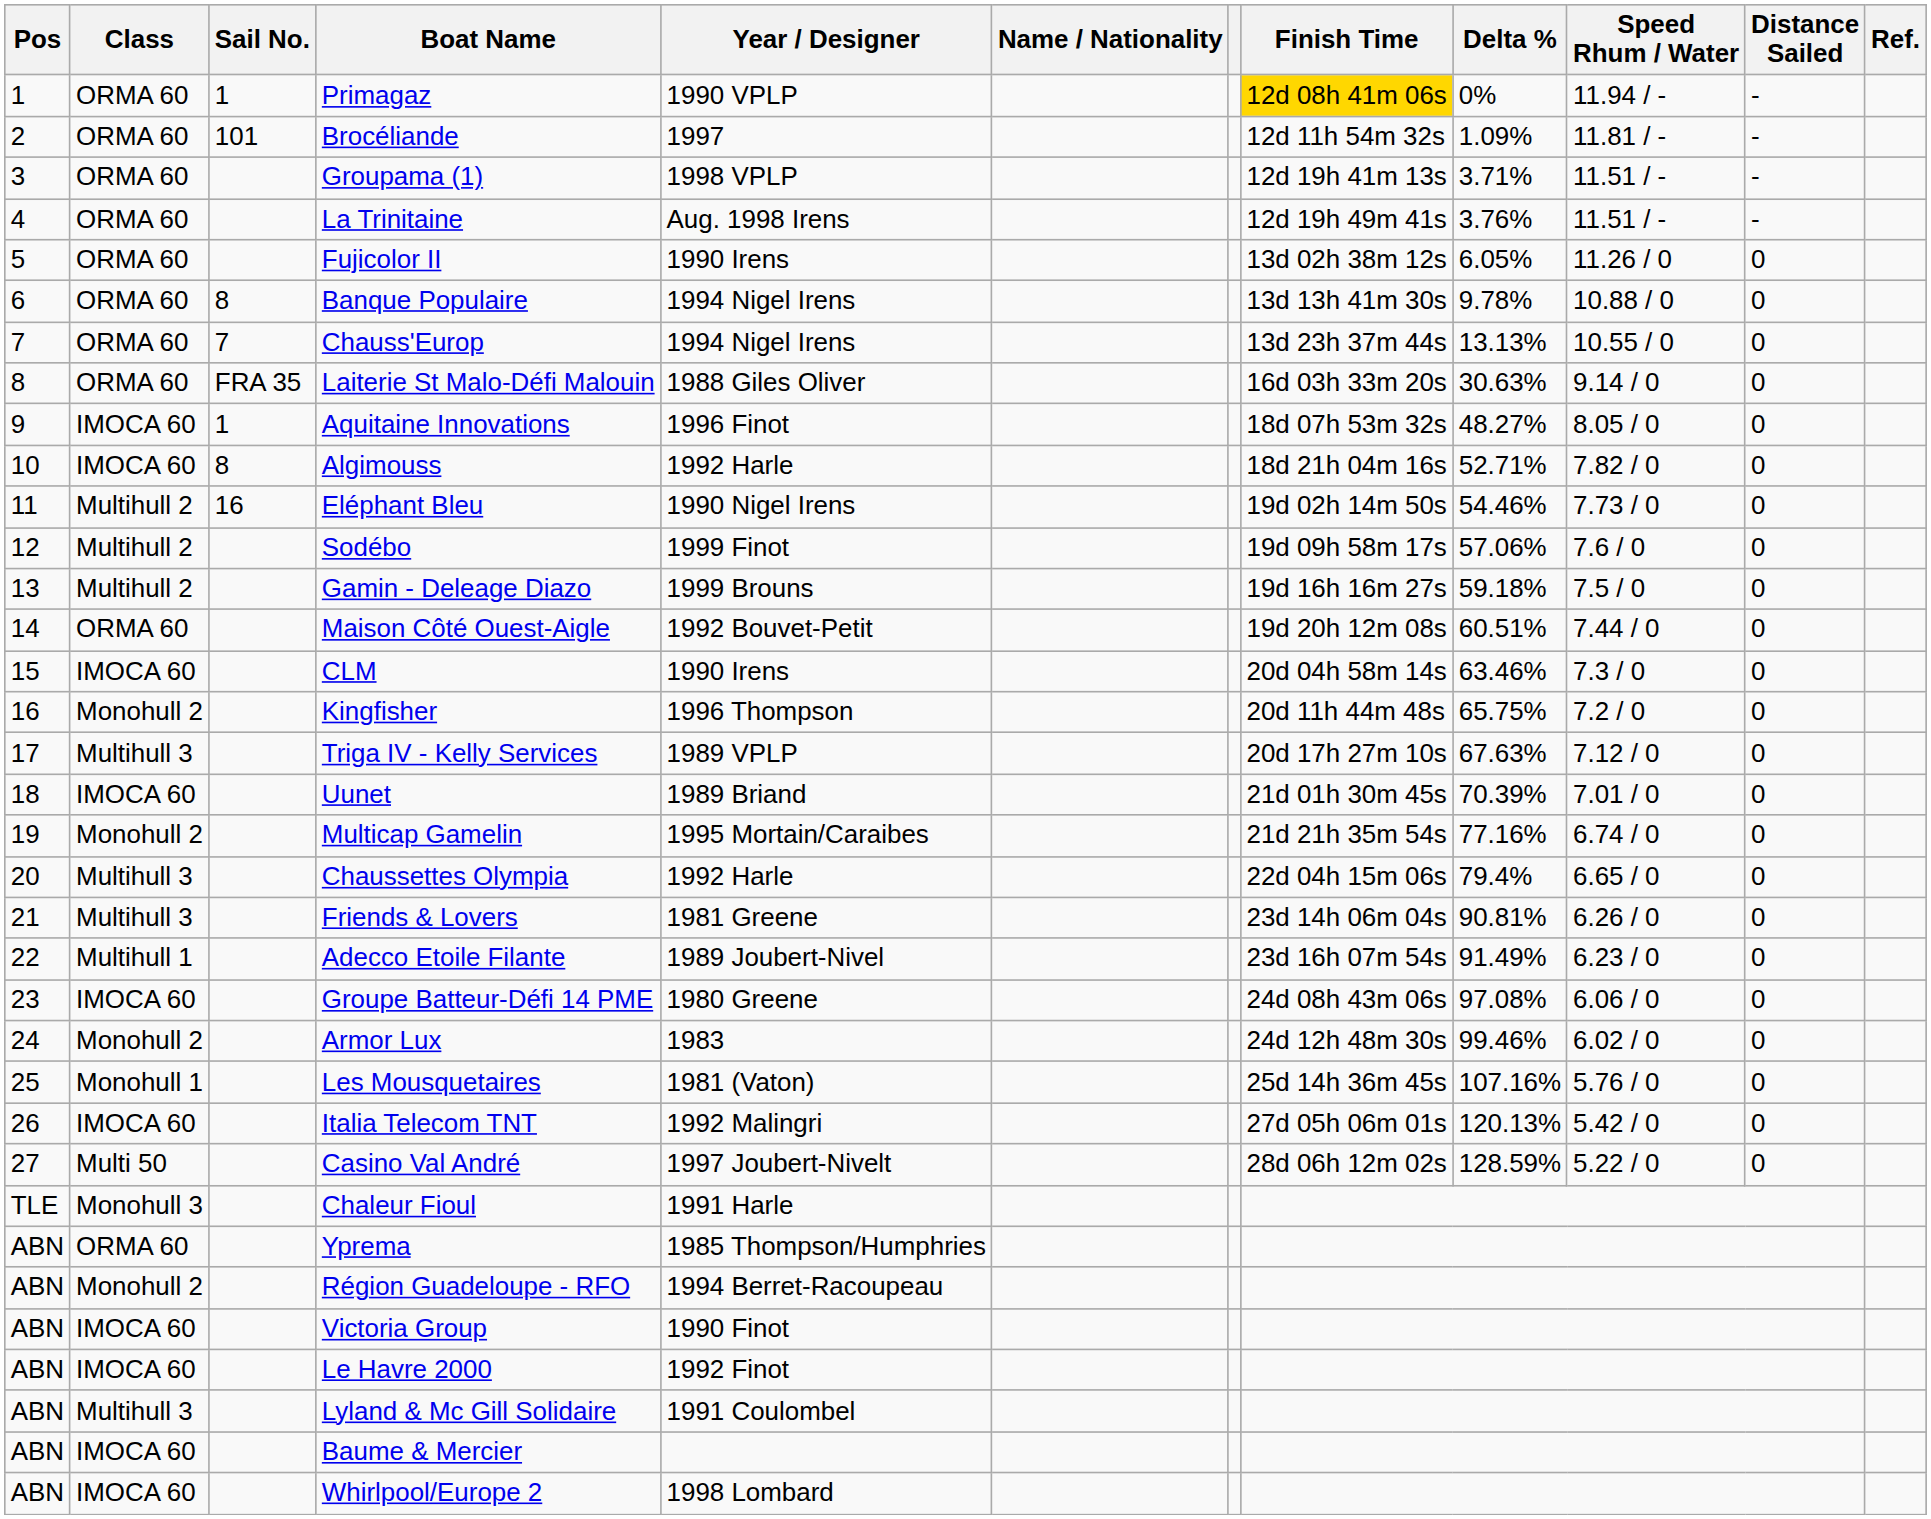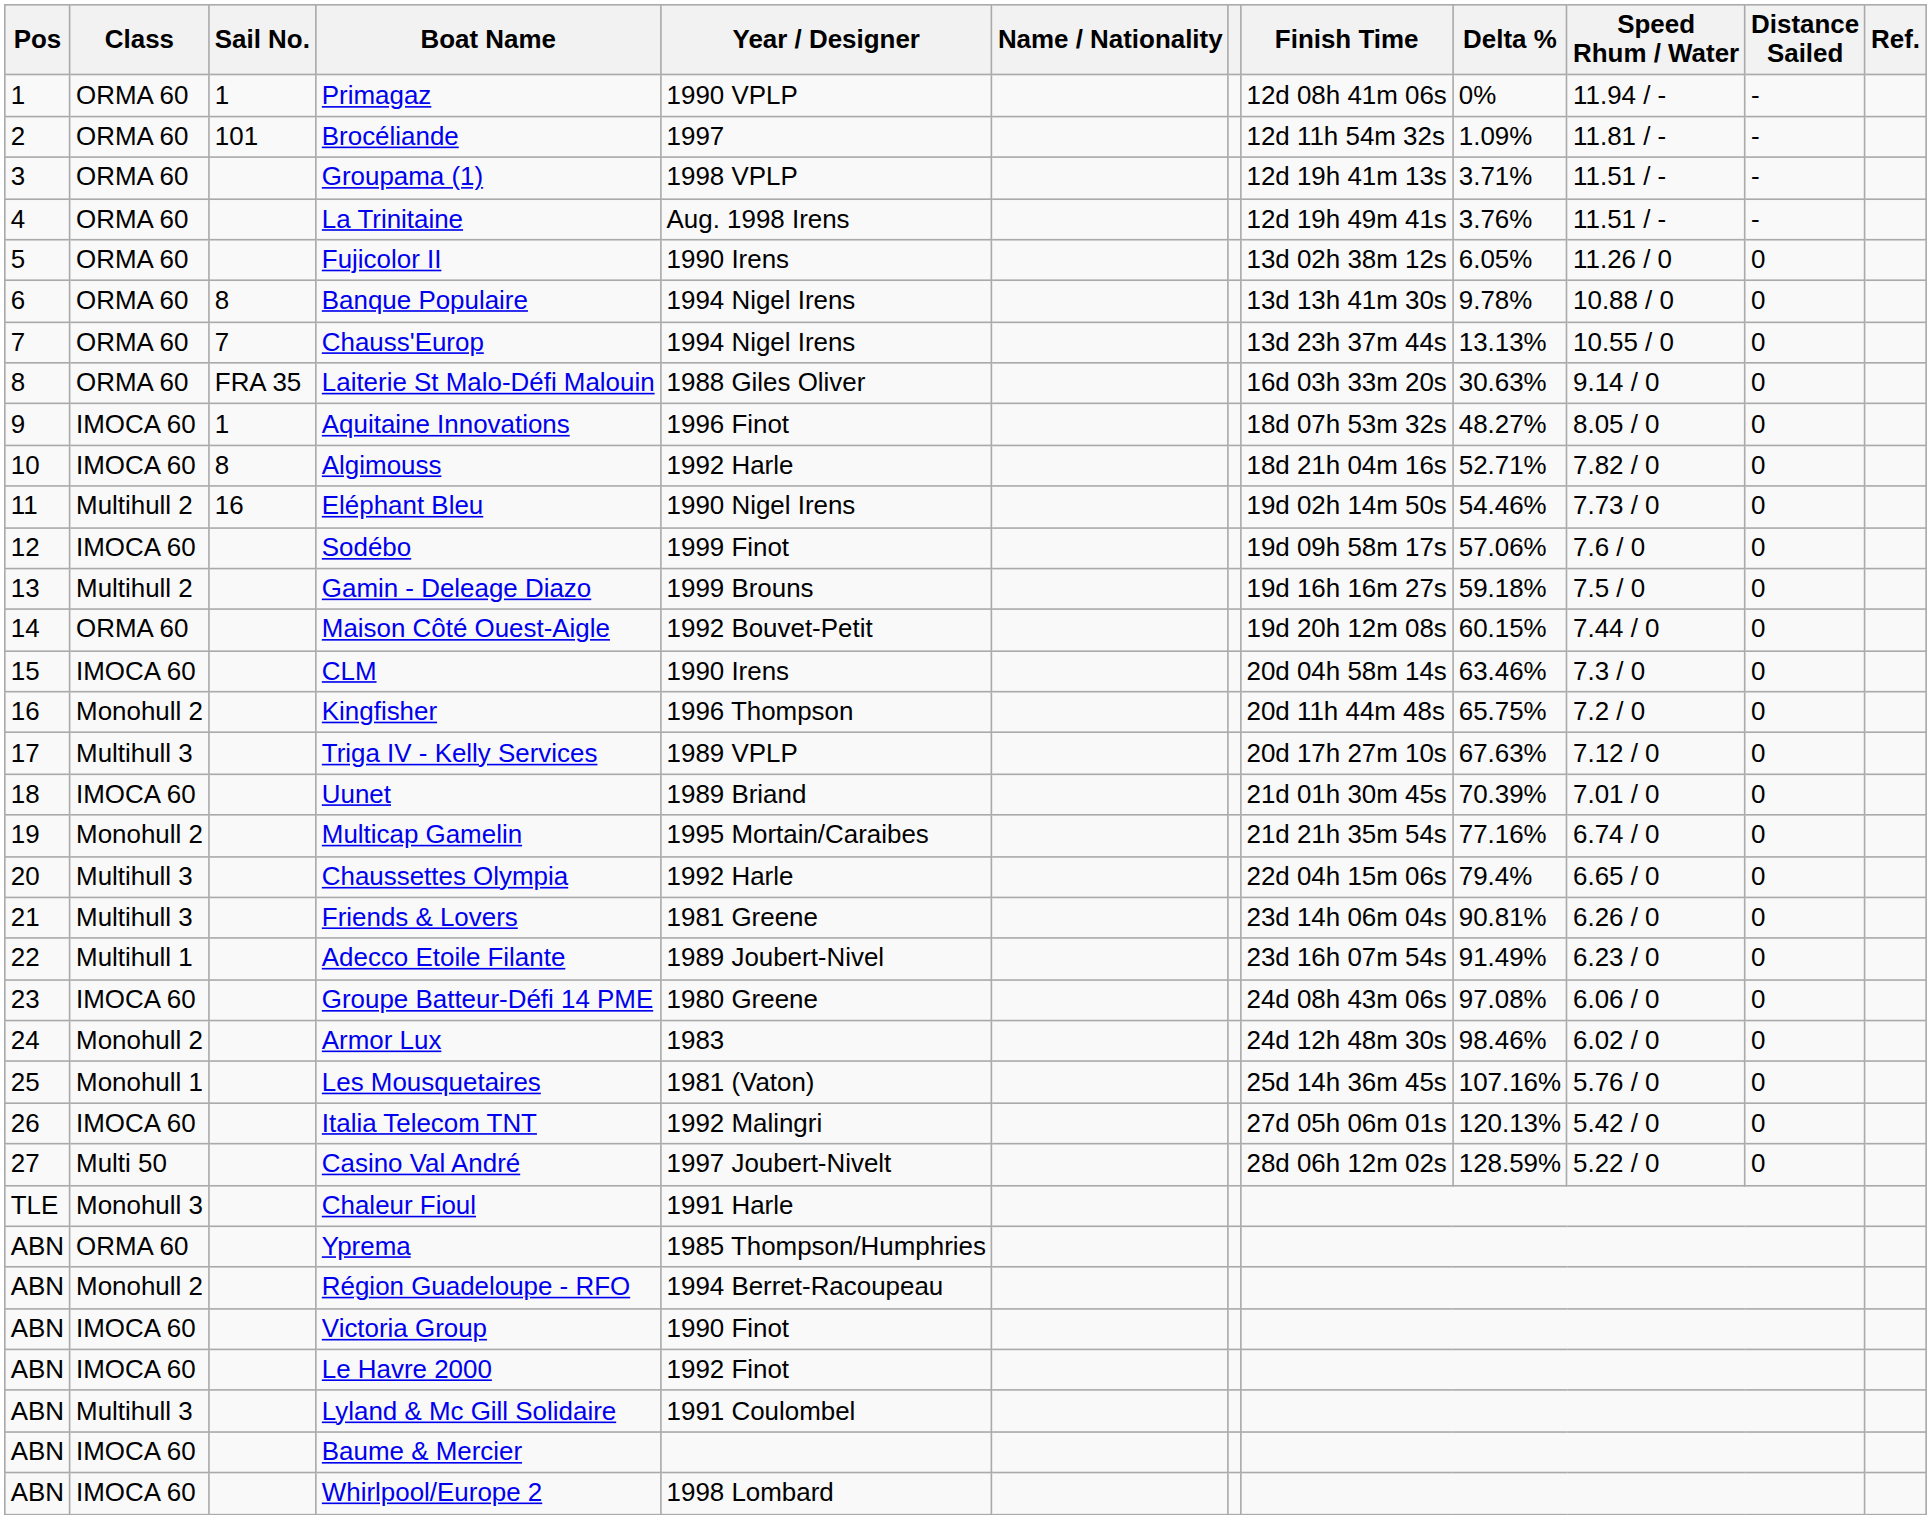(1347, 95) gold background -> (1347, 95) no background
(134, 547) Multihull 2 -> (136, 547) IMOCA 60
(1503, 629) 60.51% -> (1503, 629) 60.15%
(1503, 1040) 99.46% -> (1503, 1040) 98.46%
